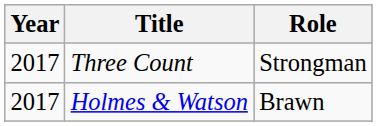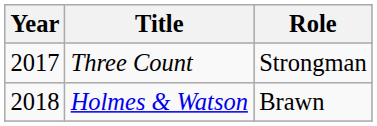(35, 101) 2017 -> (35, 101) 2018
